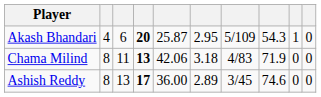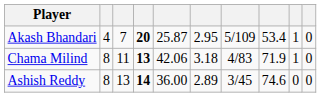(123, 37) 6 -> (123, 37) 7
(274, 37) 54.3 -> (274, 37) 53.4
(296, 59) 0 -> (296, 59) 1
(143, 80) 17 -> (143, 80) 14
